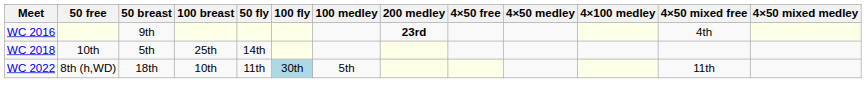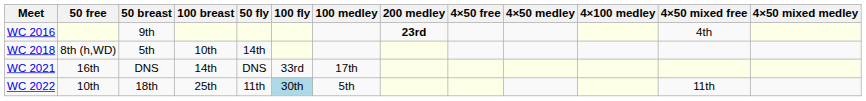(88, 50) 10th -> (88, 50) 8th (h,WD)
(206, 50) 25th -> (206, 50) 10th
+ row: (31, 68)
(88, 68) 8th (h,WD) -> (88, 86) 10th
(206, 68) 10th -> (206, 86) 25th
